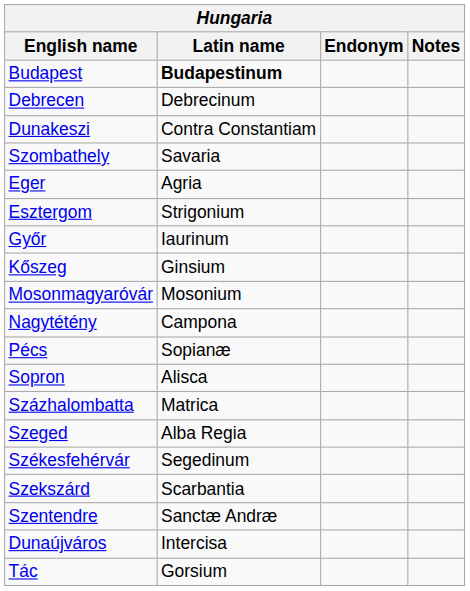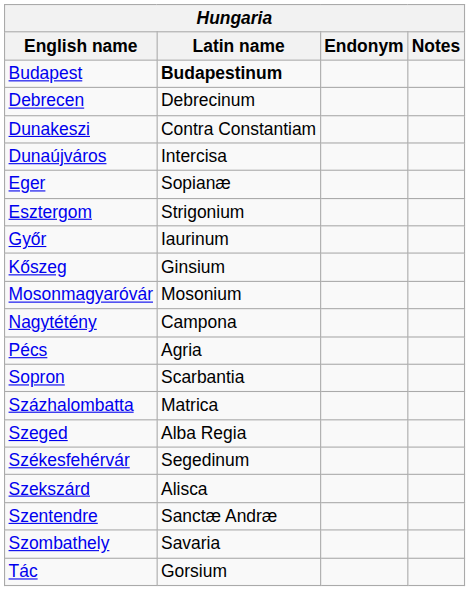rows swapped: (58, 543) <-> (59, 156)
(181, 184) Agria -> (196, 184) Sopianæ
(196, 350) Sopianæ -> (181, 350) Agria
(184, 377) Alisca -> (203, 377) Scarbantia
(203, 488) Scarbantia -> (184, 488) Alisca
